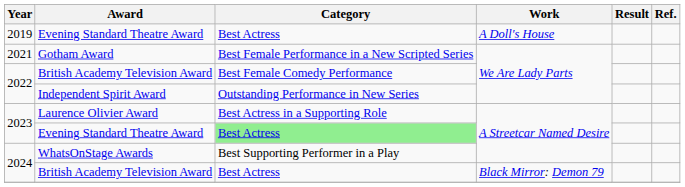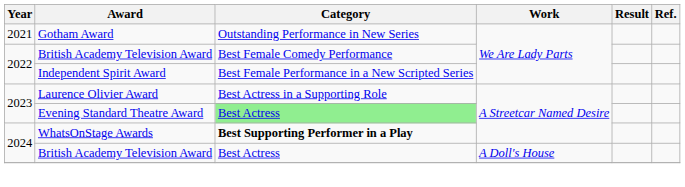- row: (20, 34)
(346, 53) Best Female Performance in a New Scripted Series -> (318, 34) Outstanding Performance in New Series
(318, 93) Outstanding Performance in New Series -> (346, 73) Best Female Performance in a New Scripted Series
(309, 152) normal -> (315, 133) bold
(541, 172) Black Mirror: Demon 79 -> (517, 152) A Doll's House
